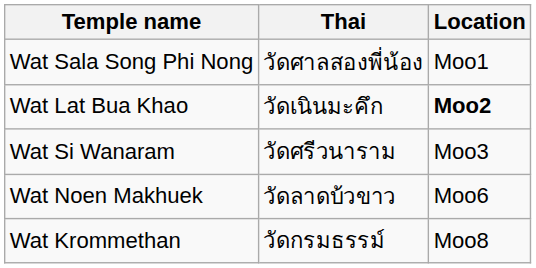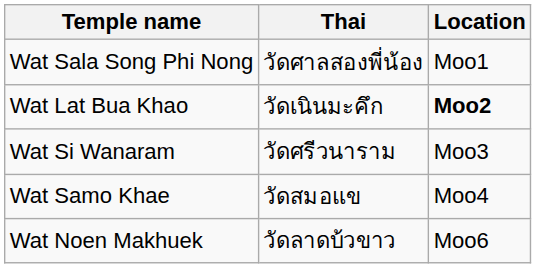+ row: (90, 195)
- row: (95, 240)
